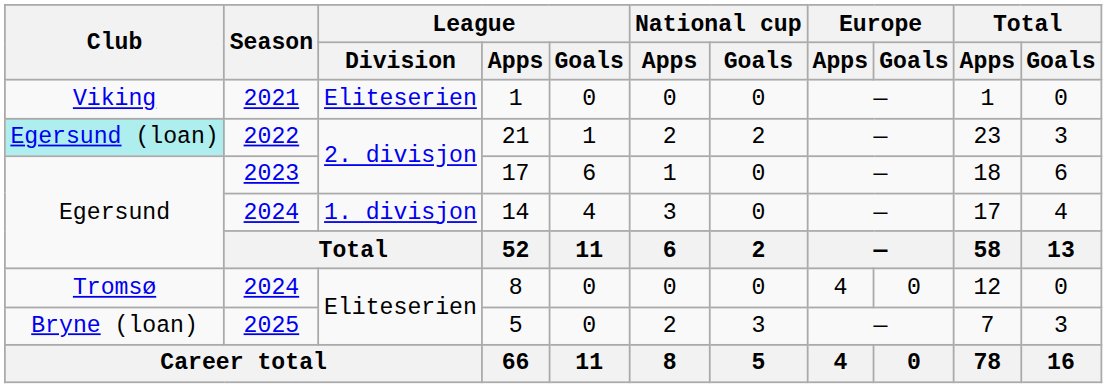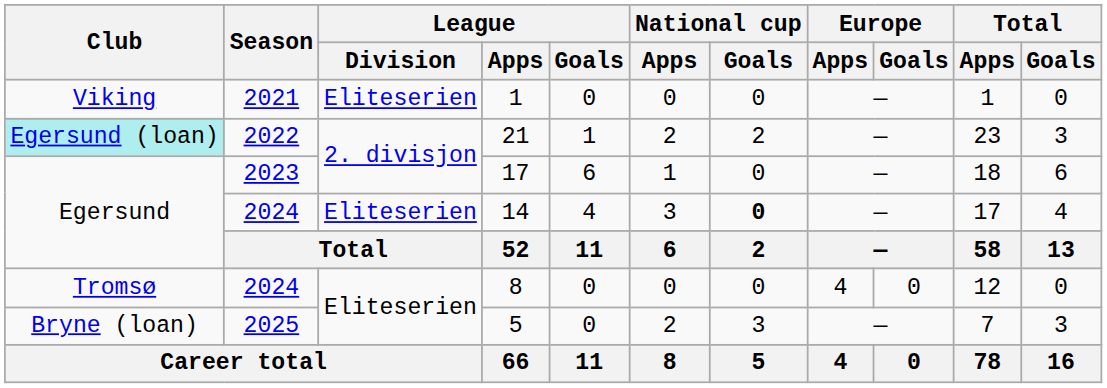(400, 212) 1. divisjon -> (400, 212) Eliteserien
(758, 212) normal -> (758, 212) bold
